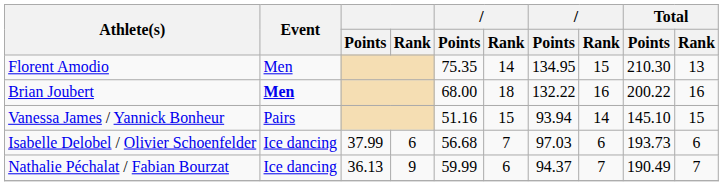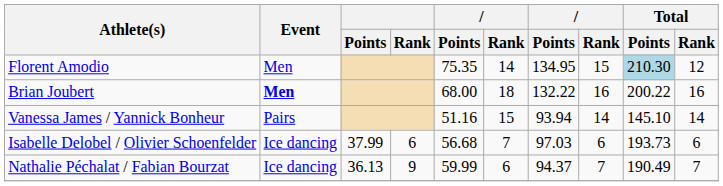(649, 67) no background -> (649, 67) lightblue background
(696, 67) 13 -> (696, 67) 12
(696, 117) 15 -> (696, 117) 14
